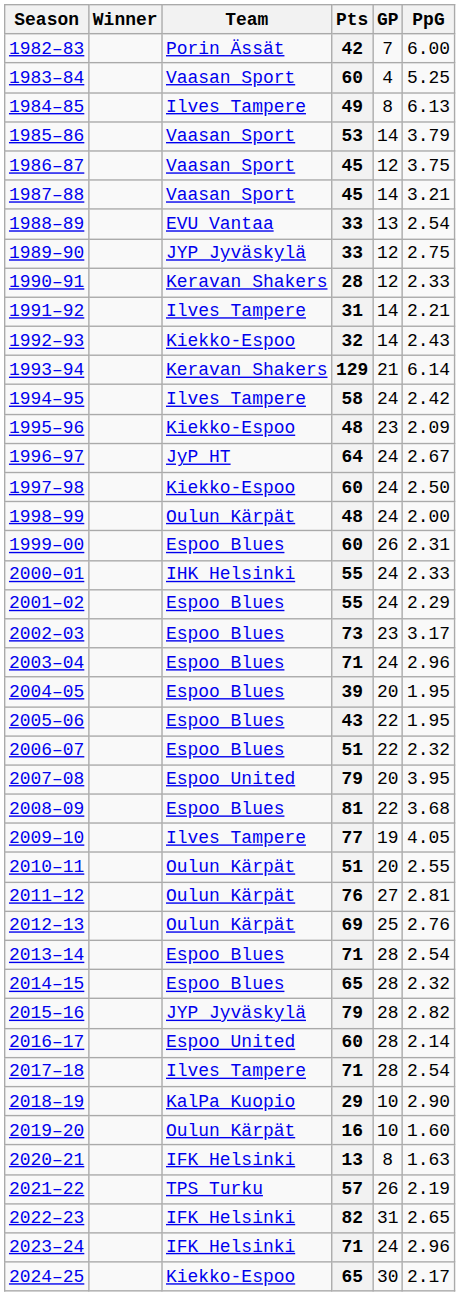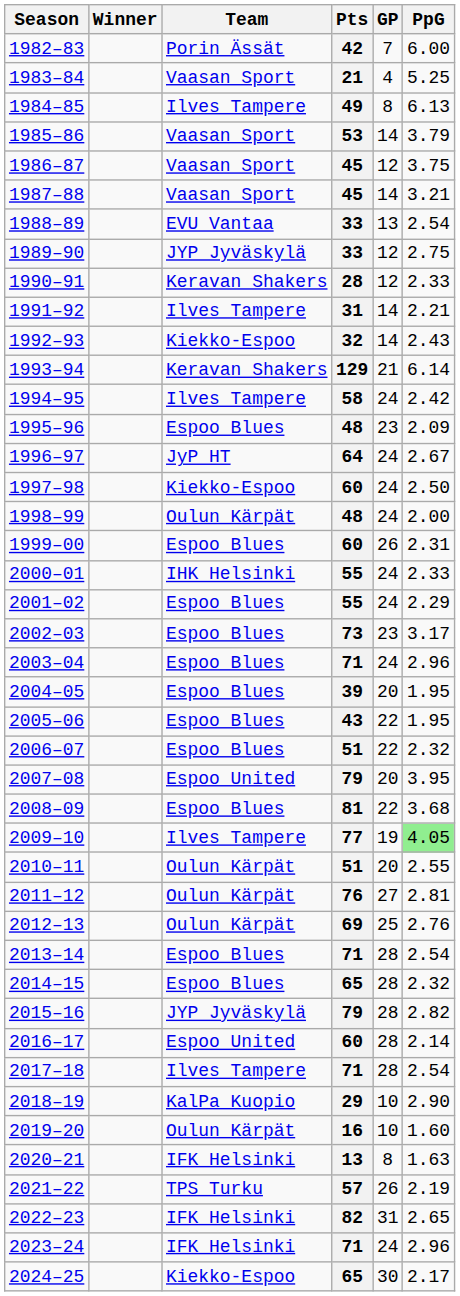(352, 78) 60 -> (352, 78) 21
(231, 429) Kiekko-Espoo -> (225, 429) Espoo Blues
(429, 838) no background -> (429, 838) lightgreen background
